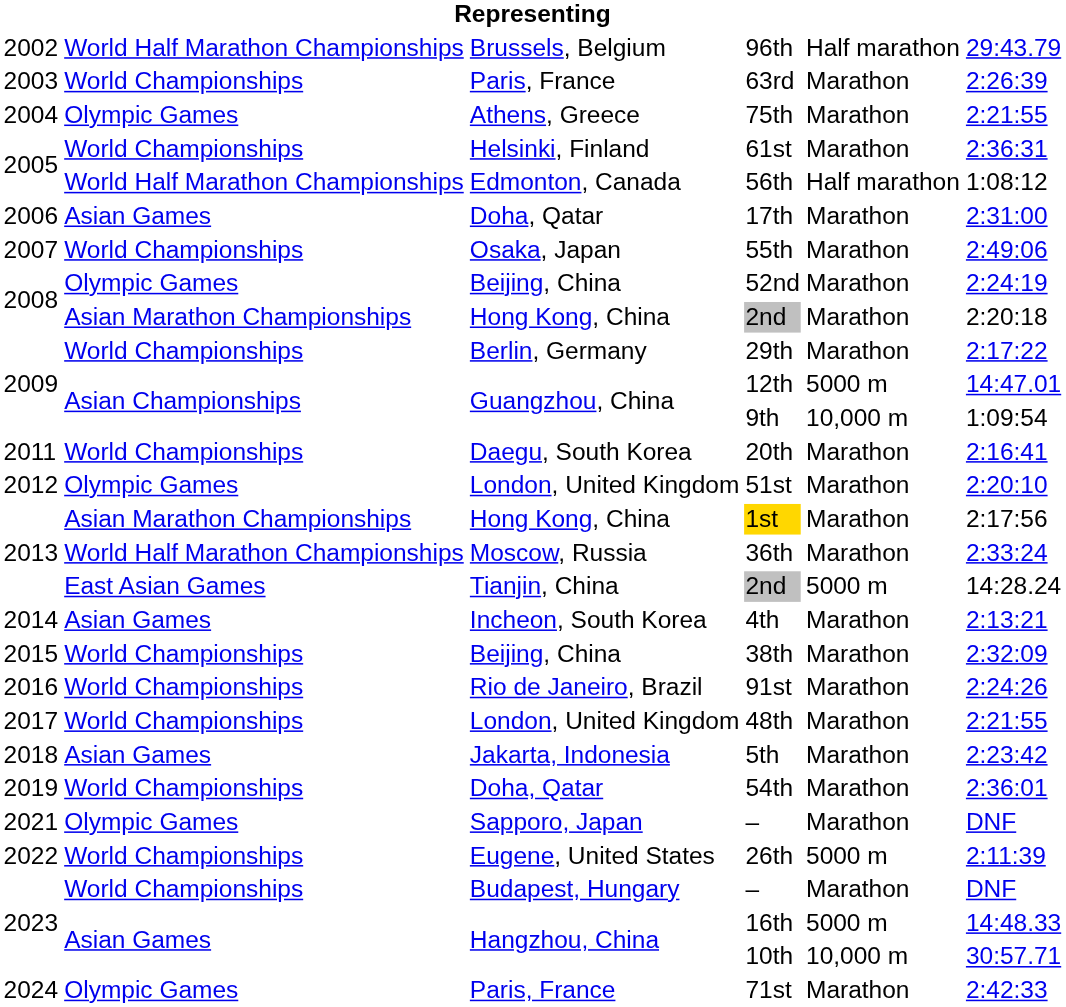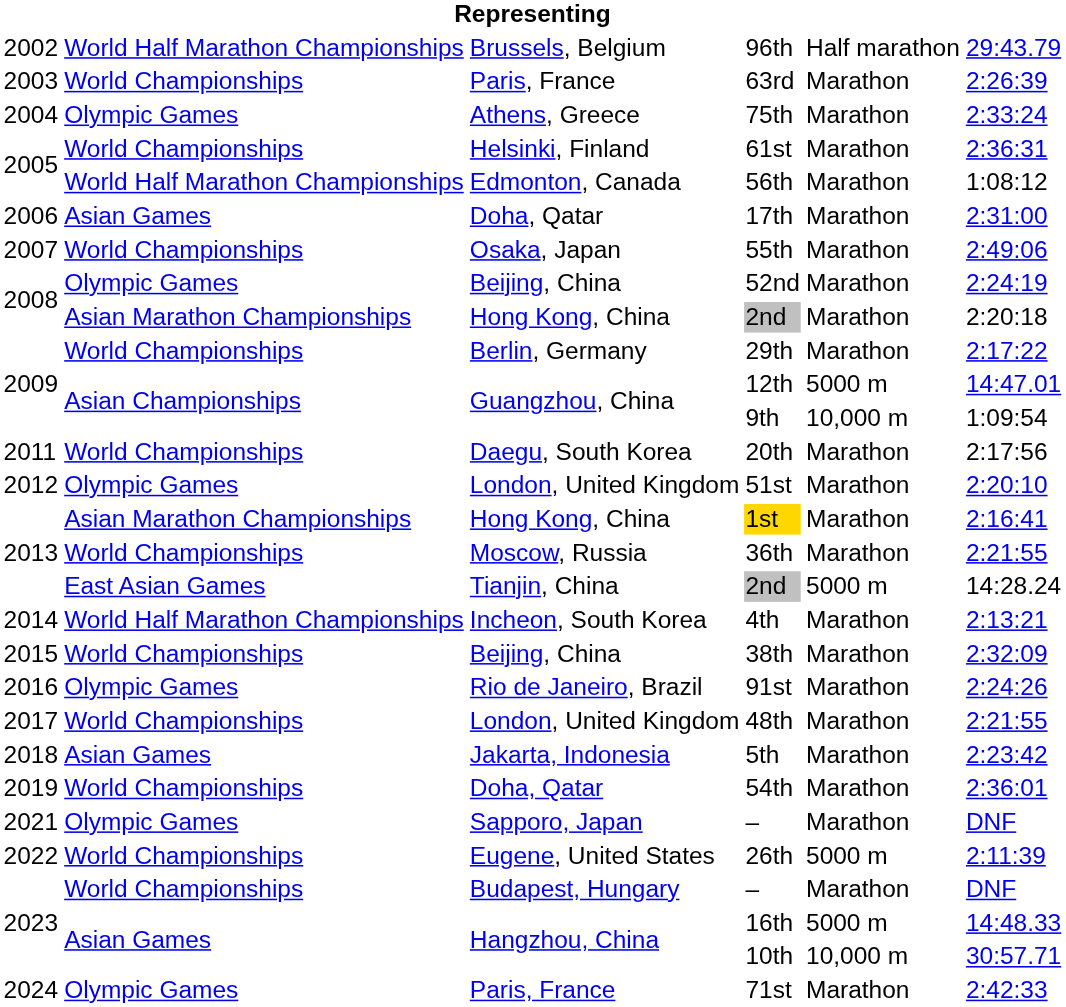(1007, 115) 2:21:55 -> (1007, 115) 2:33:24
(883, 182) Half marathon -> (858, 182) Marathon
(1007, 451) 2:16:41 -> (1007, 451) 2:17:56
(1007, 518) 2:17:56 -> (1007, 518) 2:16:41
(264, 552) World Half Marathon Championships -> (184, 552) World Championships
(1007, 552) 2:33:24 -> (1007, 552) 2:21:55
(138, 619) Asian Games -> (264, 619) World Half Marathon Championships
(184, 687) World Championships -> (151, 687) Olympic Games
